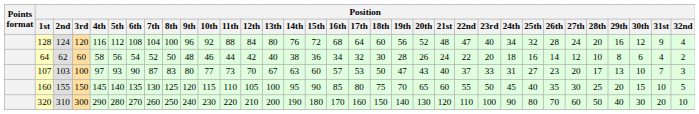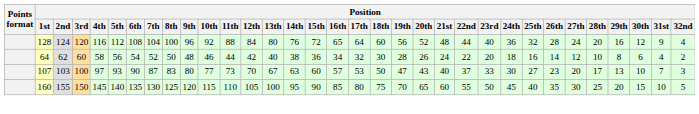(338, 41) 68 -> (338, 41) 65
(466, 41) 47 -> (466, 41) 44
(511, 41) 34 -> (511, 41) 36
(511, 71) 31 -> (511, 71) 30
- row: (44, 101)
